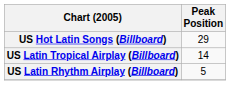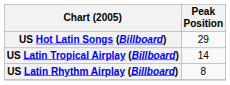(203, 71) 5 -> (203, 71) 8
